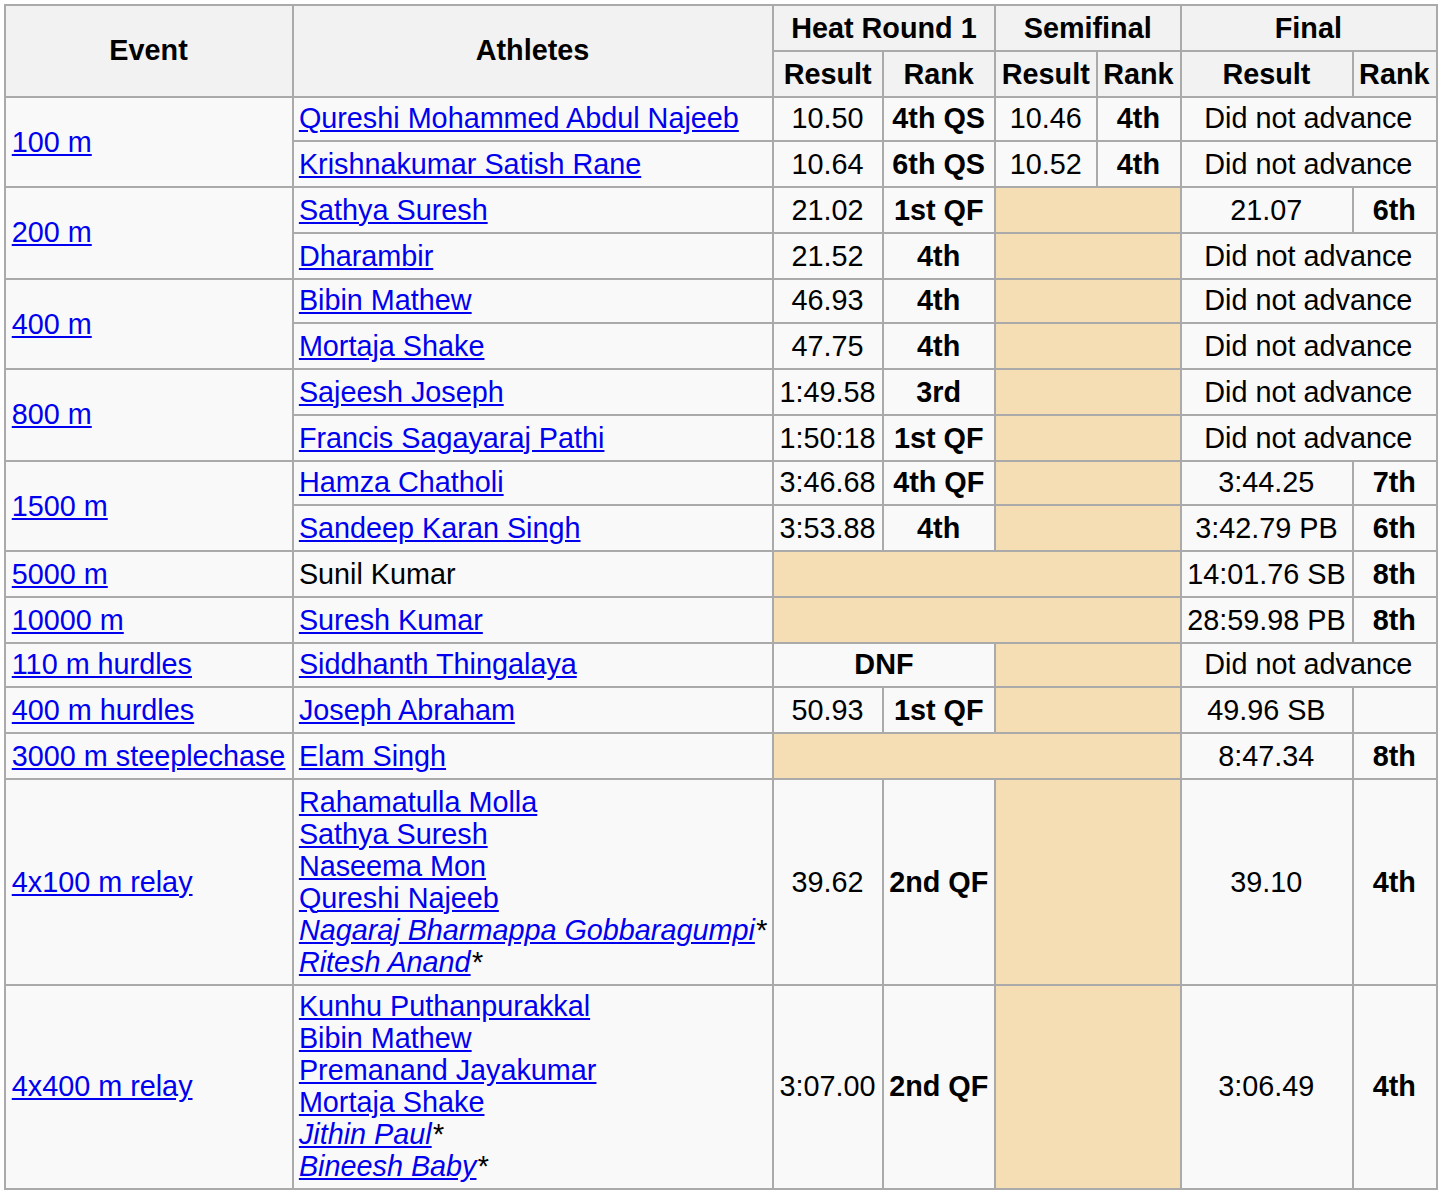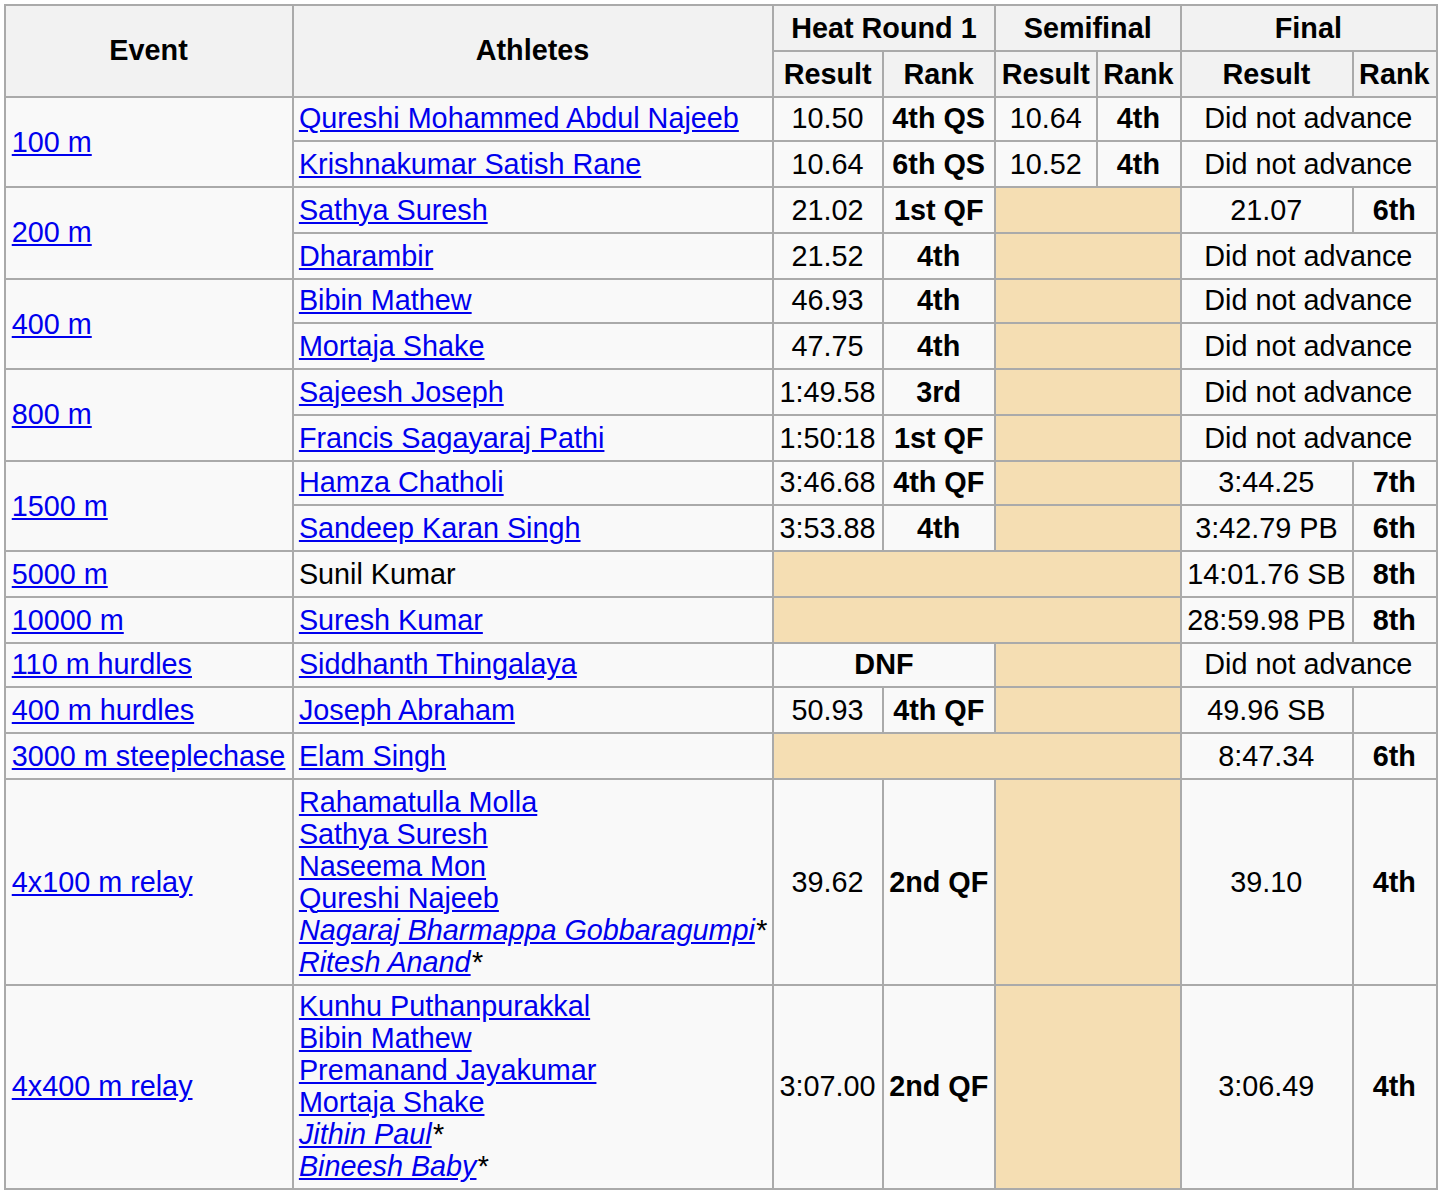(1046, 119) 10.46 -> (1046, 119) 10.64
(939, 711) 1st QF -> (939, 711) 4th QF
(1394, 756) 8th -> (1394, 756) 6th
